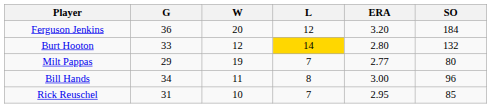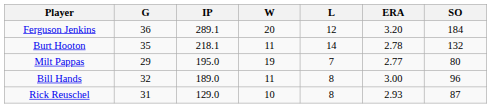+ column: (207, 12)
(166, 45) 33 -> (145, 45) 35
(237, 45) 12 -> (269, 45) 11
(308, 45) gold background -> (331, 45) no background
(380, 45) 2.80 -> (393, 45) 2.78
(166, 78) 34 -> (145, 78) 32
(308, 95) 7 -> (331, 95) 8
(380, 95) 2.95 -> (393, 95) 2.93
(451, 95) 85 -> (455, 95) 87
